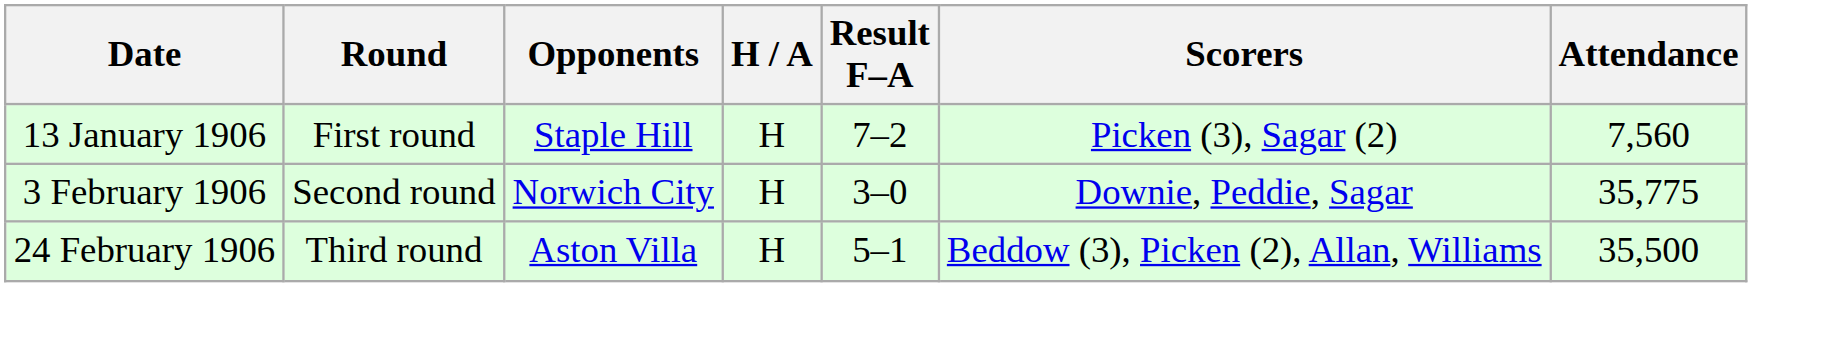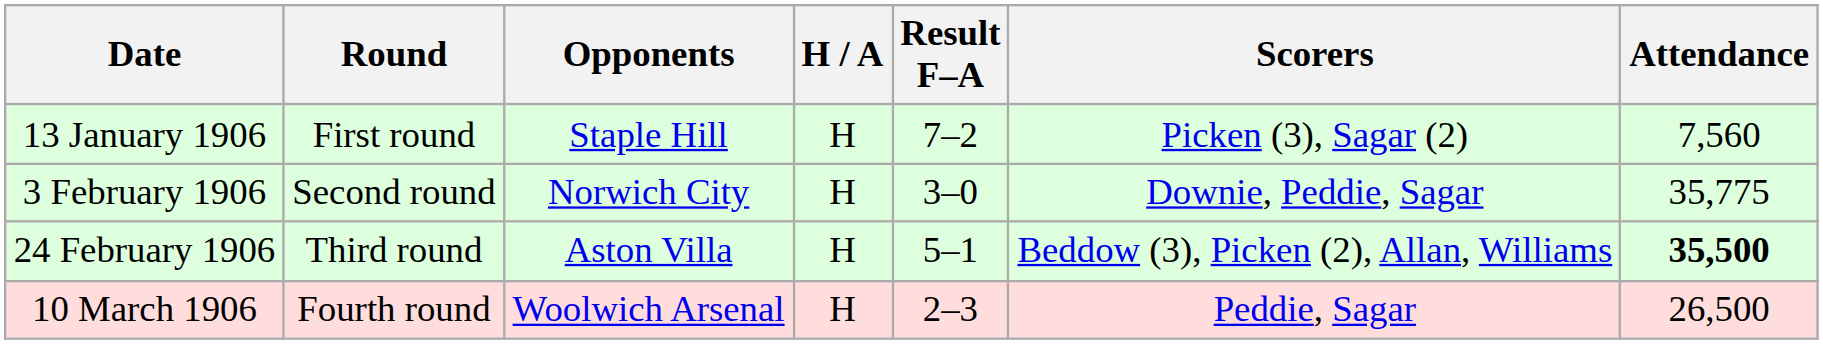(1649, 250) normal -> (1719, 250) bold
+ row: (144, 308)
